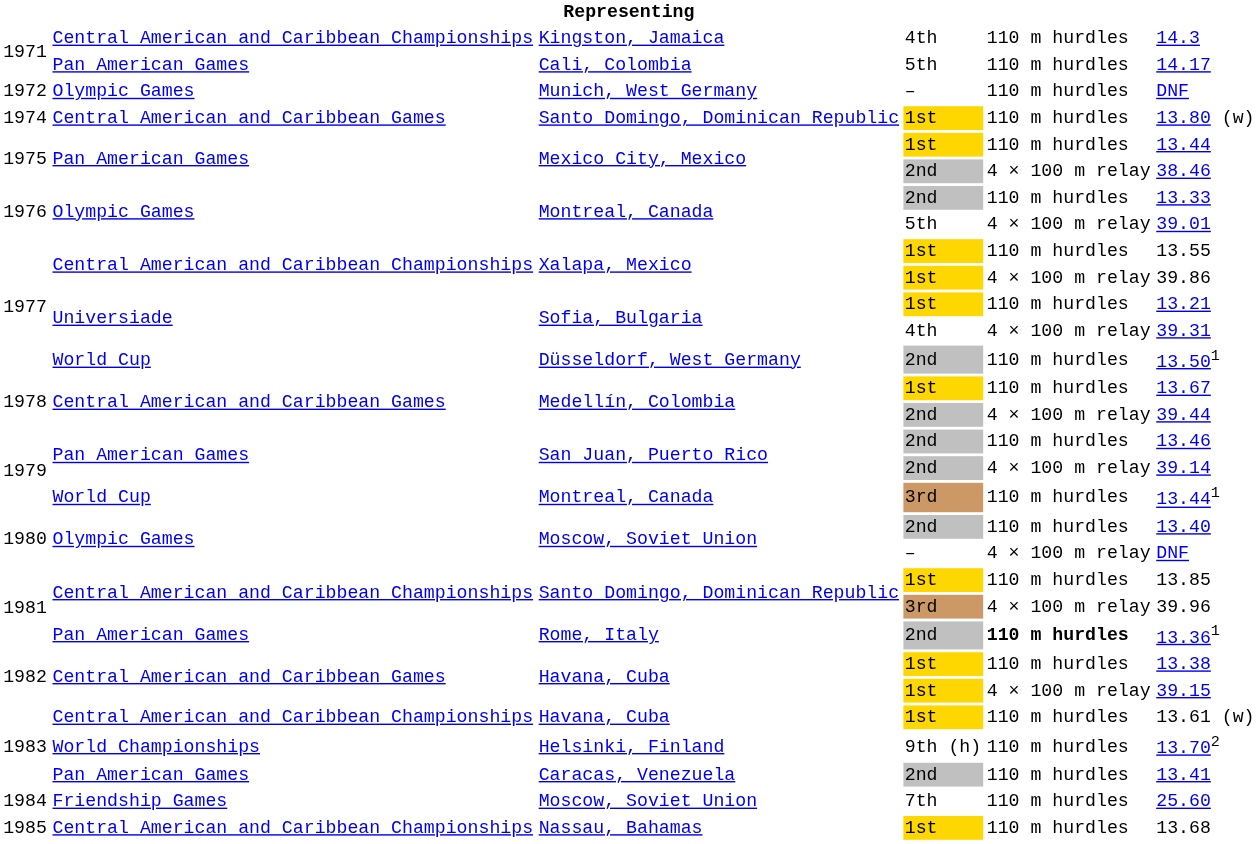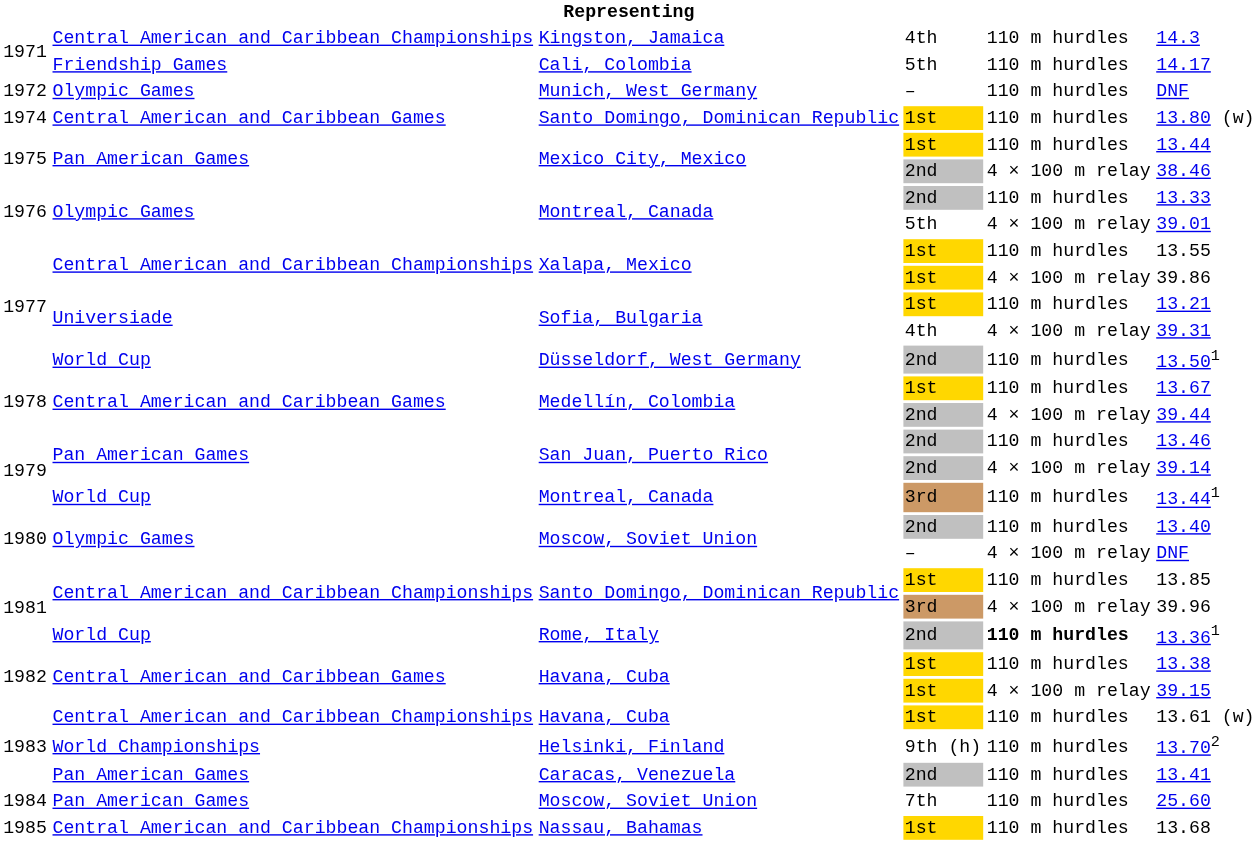(151, 65) Pan American Games -> (140, 65) Friendship Games
(151, 635) Pan American Games -> (102, 635) World Cup
(140, 802) Friendship Games -> (151, 802) Pan American Games
